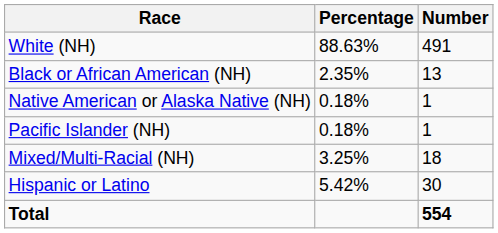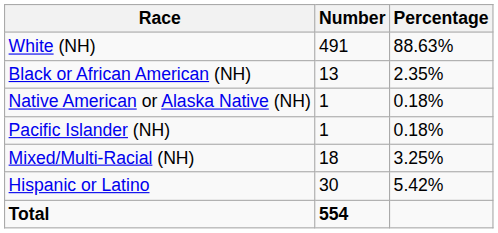columns swapped: (455, 18) <-> (366, 18)
